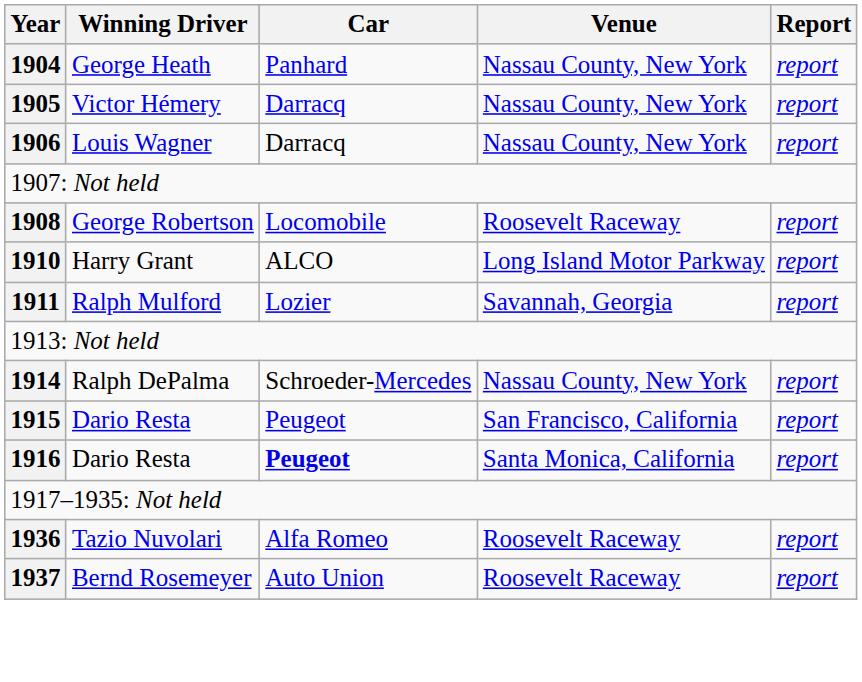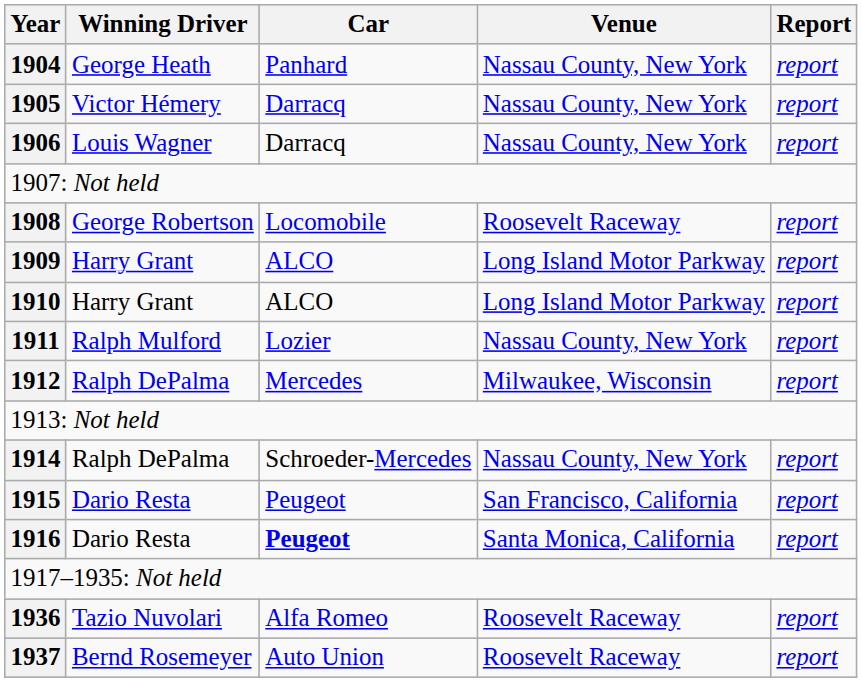+ row: (35, 261)
(578, 301) Savannah, Georgia -> (615, 340) Nassau County, New York
+ row: (35, 380)
